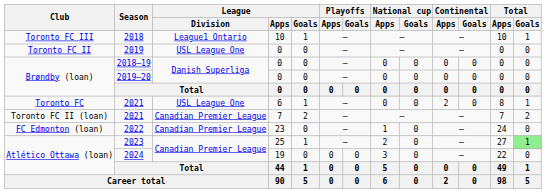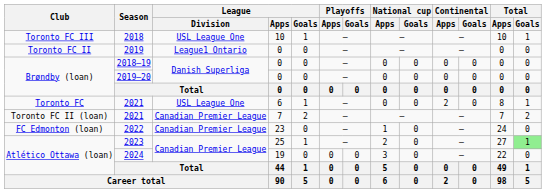(210, 37) League1 Ontario -> (210, 37) USL League One
(210, 50) USL League One -> (210, 50) League1 Ontario
